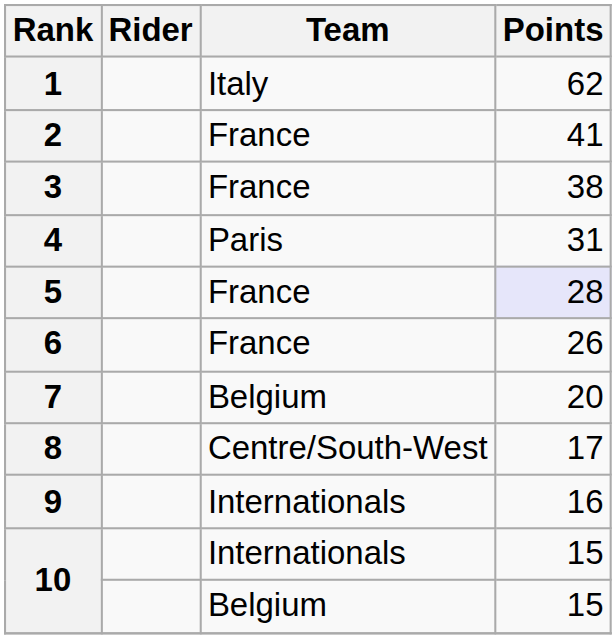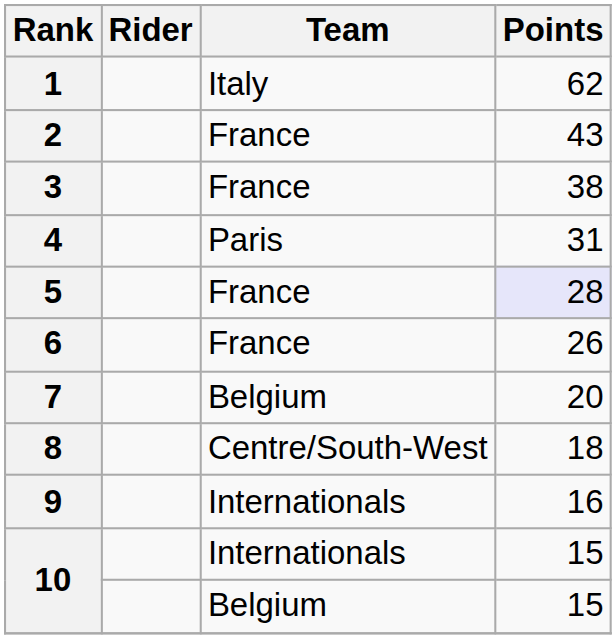(585, 135) 41 -> (585, 135) 43
(585, 448) 17 -> (585, 448) 18
